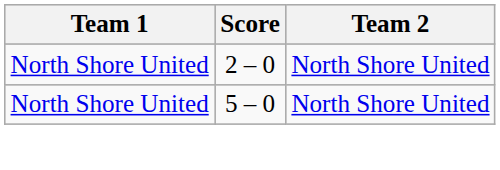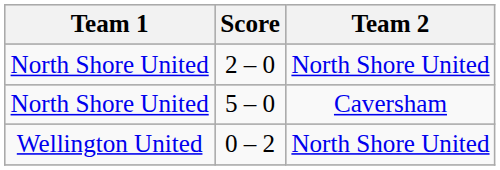(390, 104) North Shore United -> (390, 104) Caversham
+ row: (250, 143)
